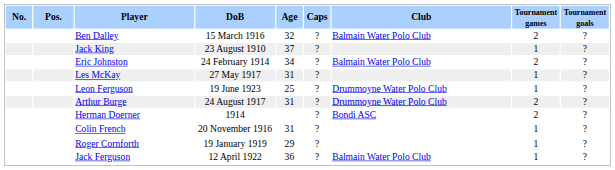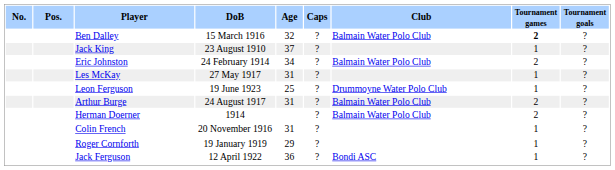(536, 36) normal -> (536, 36) bold
(389, 102) Drummoyne Water Polo Club -> (381, 102) Balmain Water Polo Club
(354, 115) Bondi ASC -> (381, 115) Balmain Water Polo Club
(381, 157) Balmain Water Polo Club -> (354, 157) Bondi ASC
